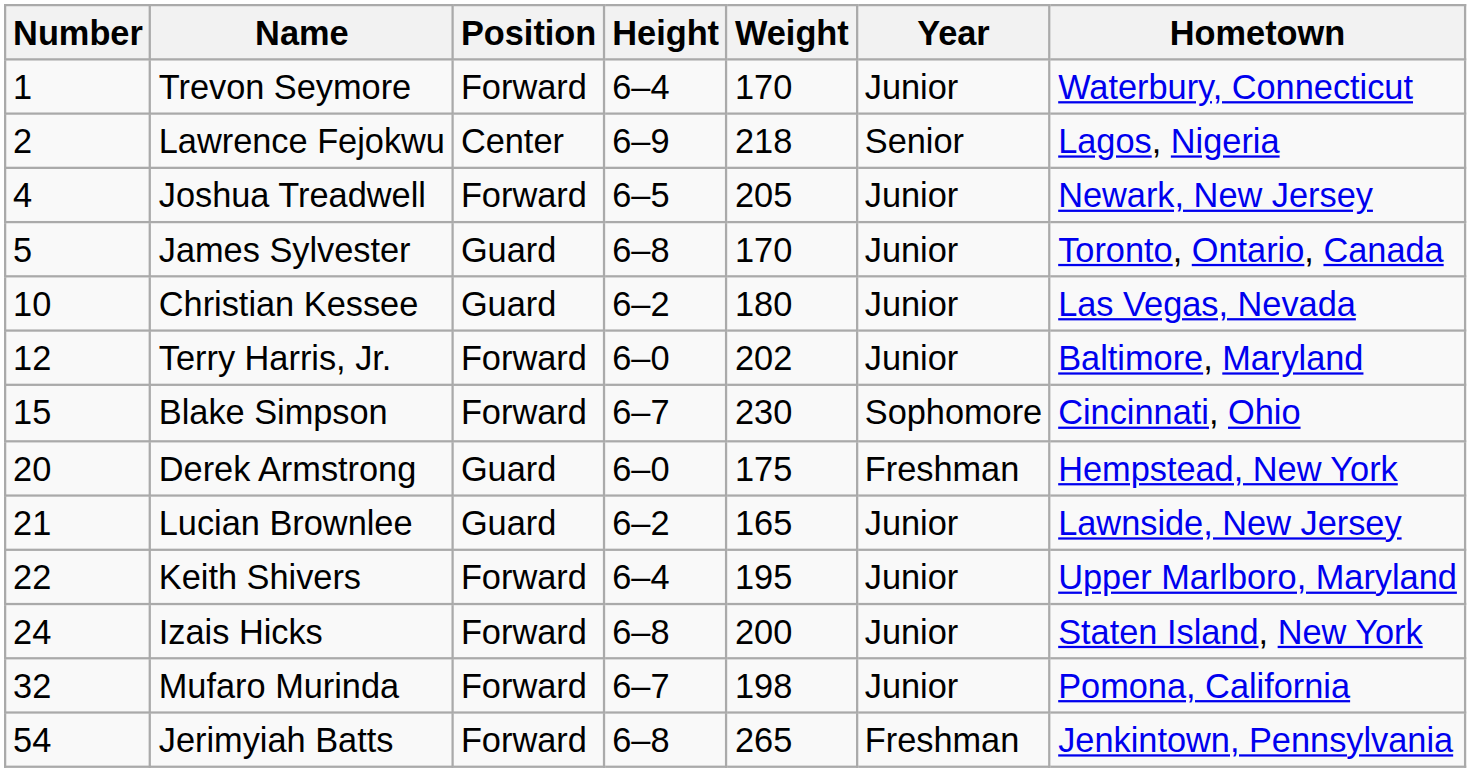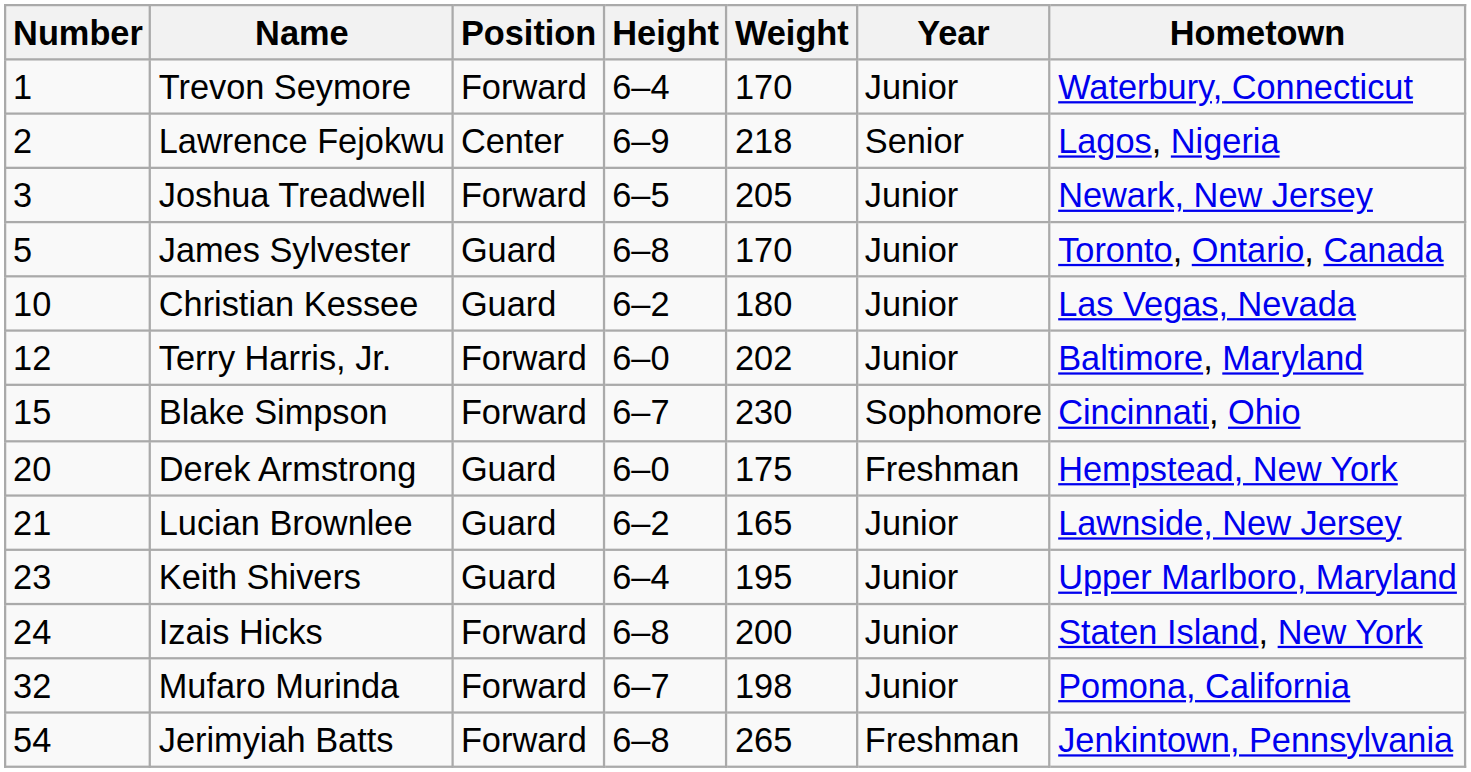(23, 196) 4 -> (23, 196) 3
(32, 576) 22 -> (32, 576) 23
(524, 576) Forward -> (509, 576) Guard
